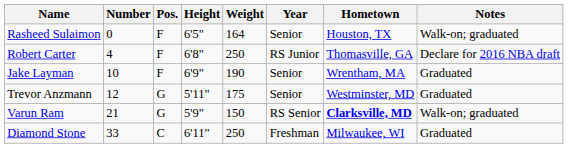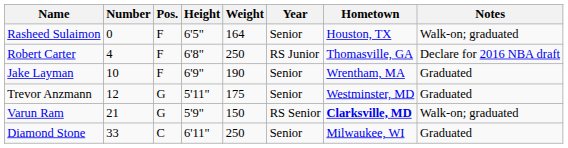(294, 133) Freshman -> (286, 133) Senior
